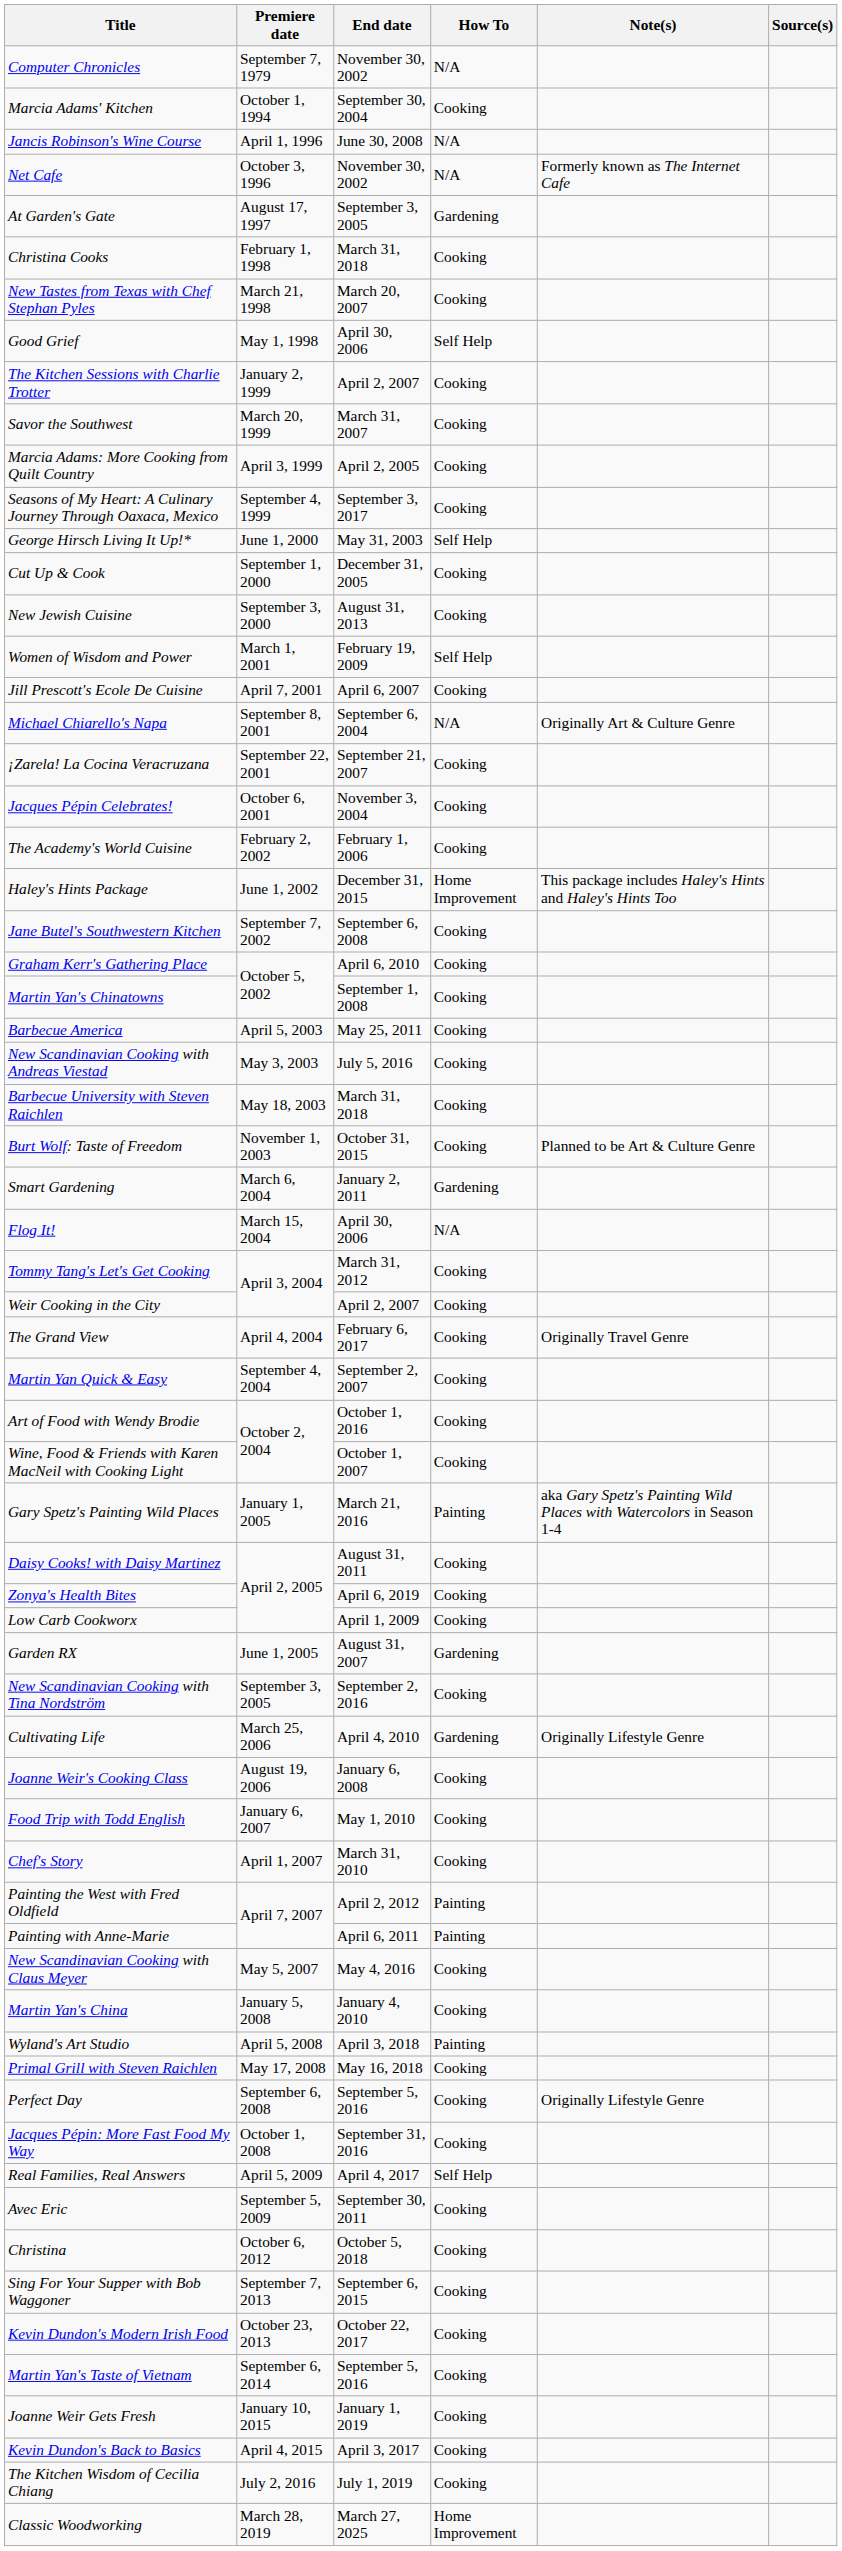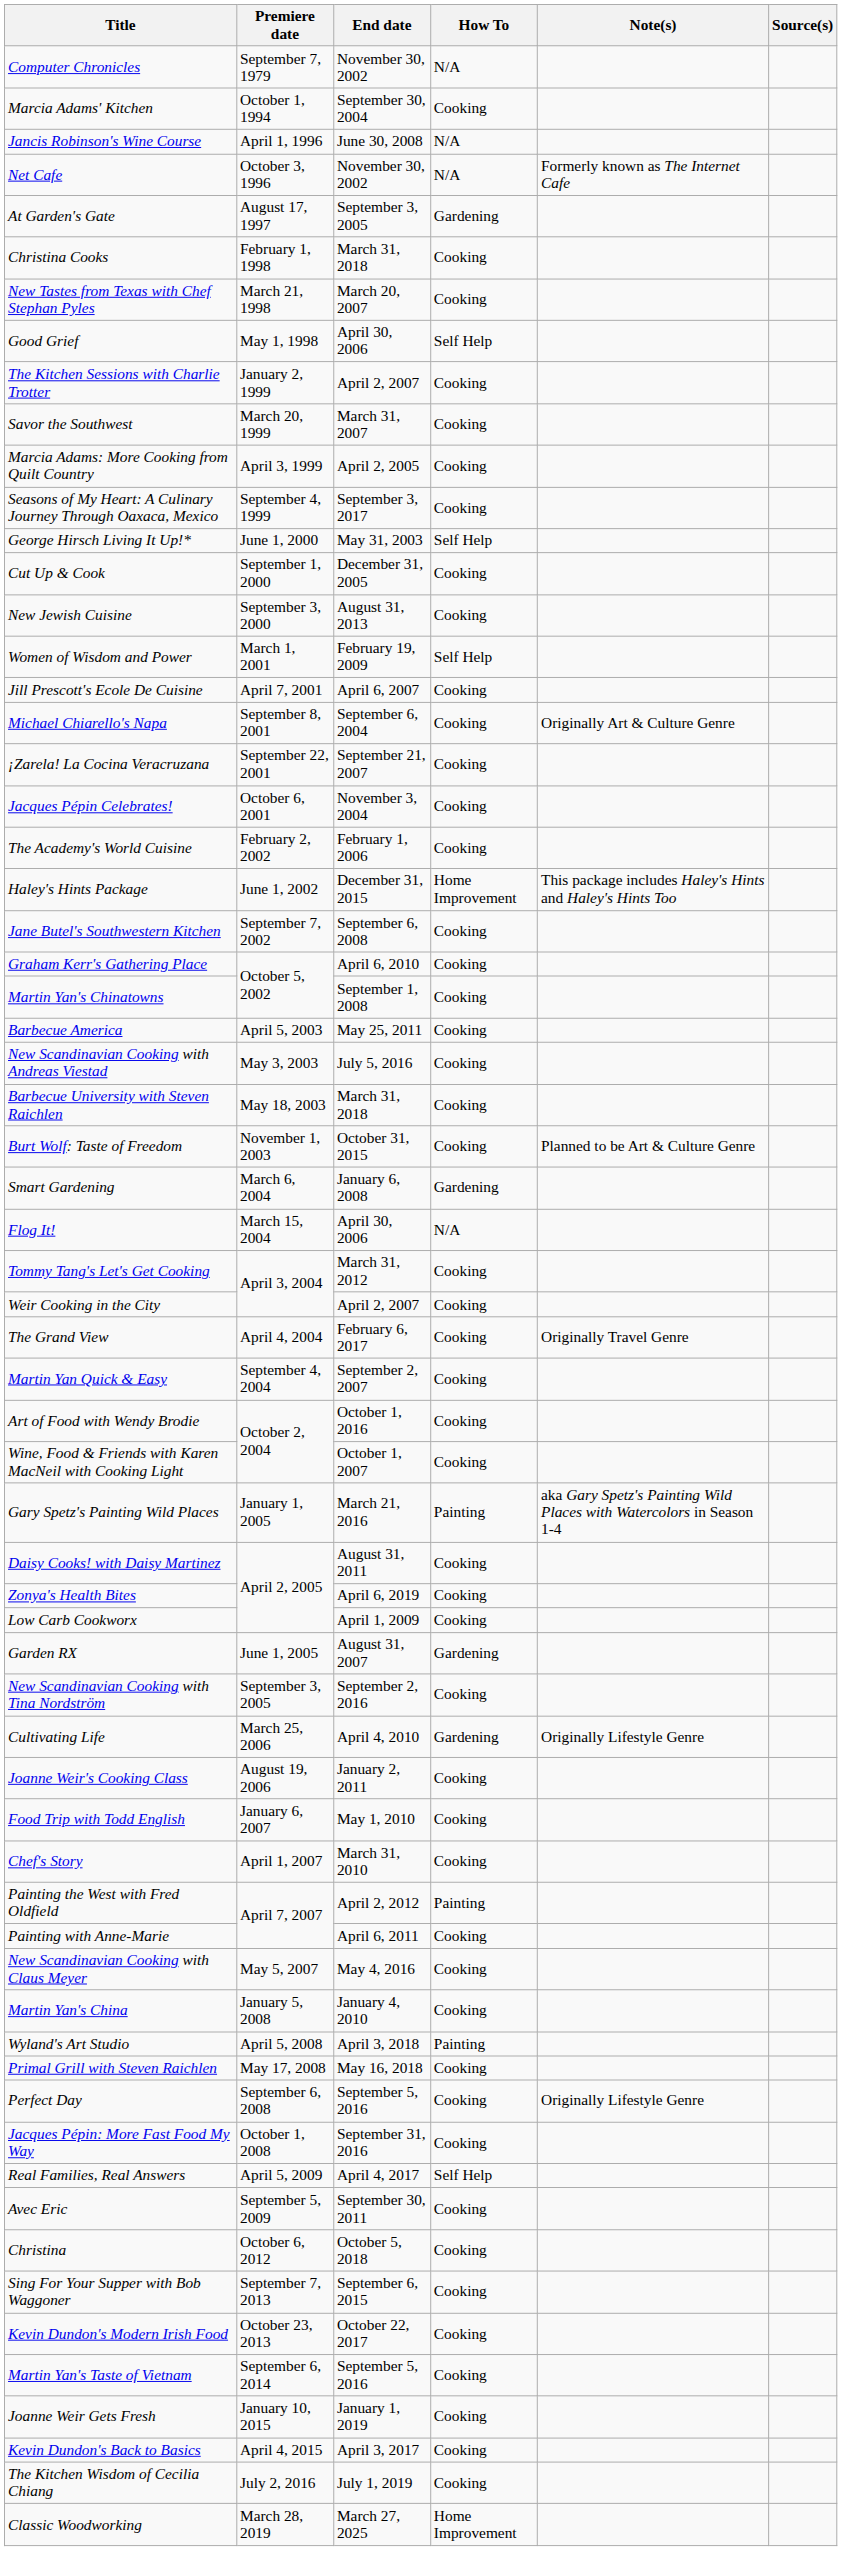(447, 722) N/A -> (460, 722) Cooking
(368, 1188) January 2, 2011 -> (368, 1188) January 6, 2008
(368, 1778) January 6, 2008 -> (368, 1778) January 2, 2011
(459, 1936) Painting -> (460, 1936) Cooking
